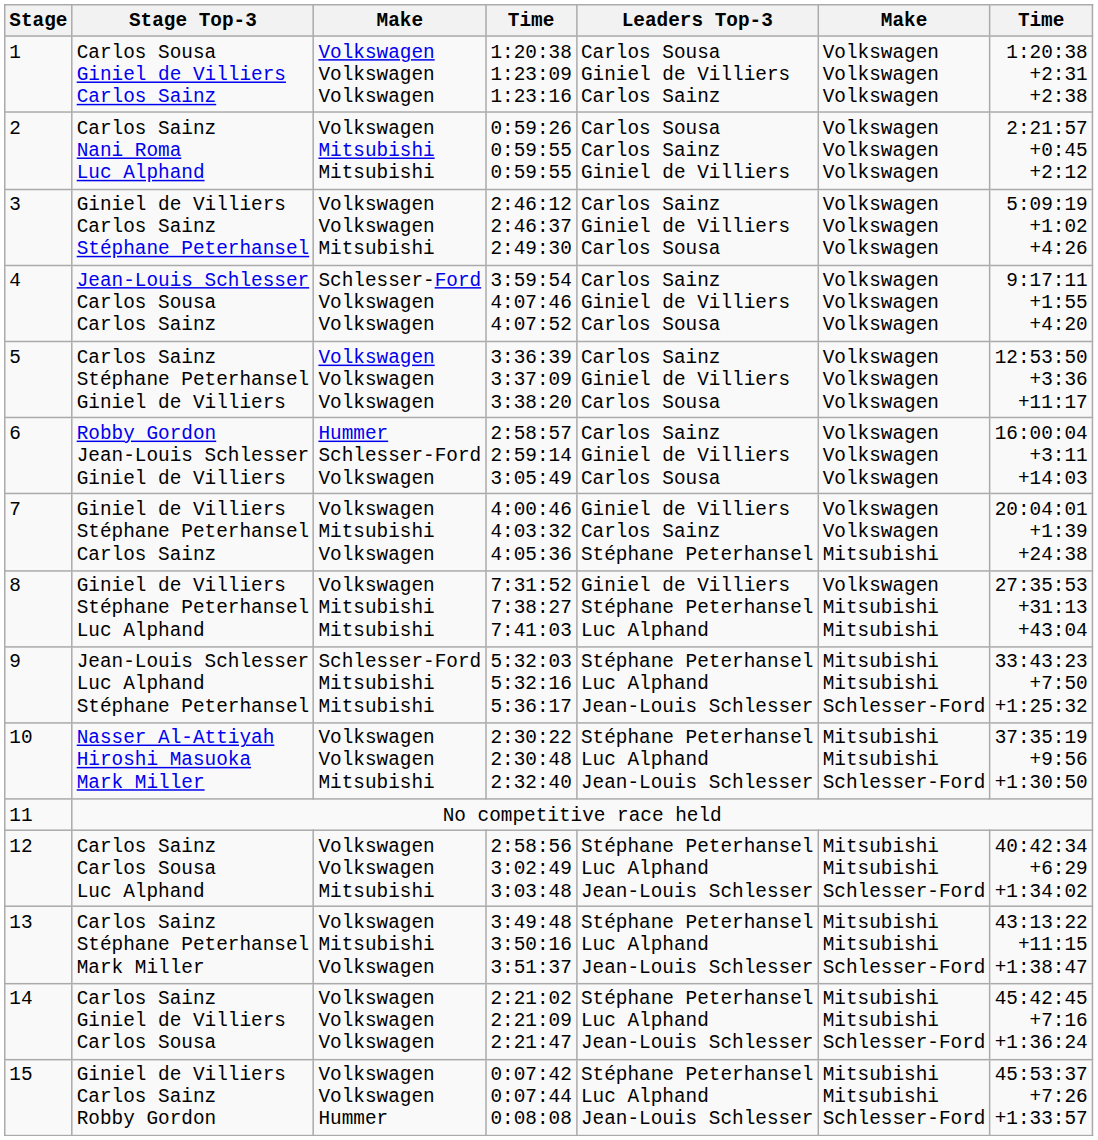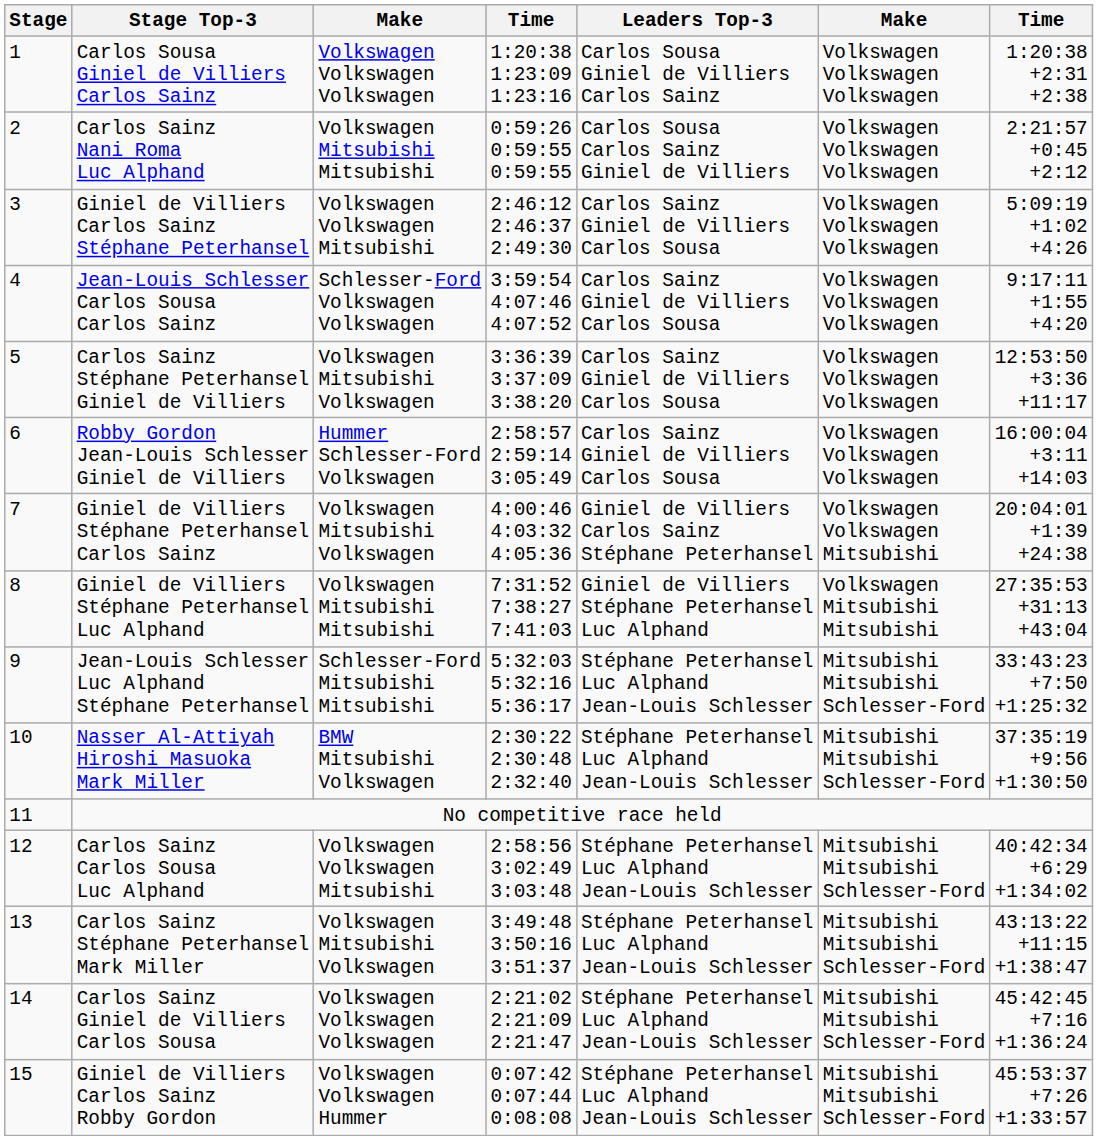(377, 380) Volkswagen Volkswagen Volkswagen -> (377, 380) Volkswagen Mitsubishi Volkswagen
(377, 761) Volkswagen Volkswagen Mitsubishi -> (377, 761) BMW Mitsubishi Volkswagen
